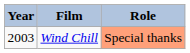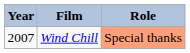(21, 37) 2003 -> (21, 37) 2007
